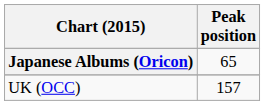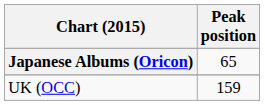(228, 87) 157 -> (228, 87) 159
